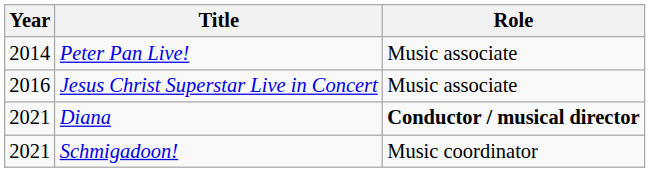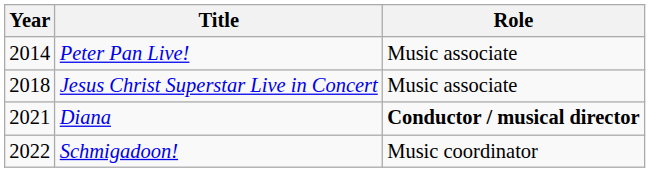(30, 85) 2016 -> (30, 85) 2018
(30, 150) 2021 -> (30, 150) 2022
